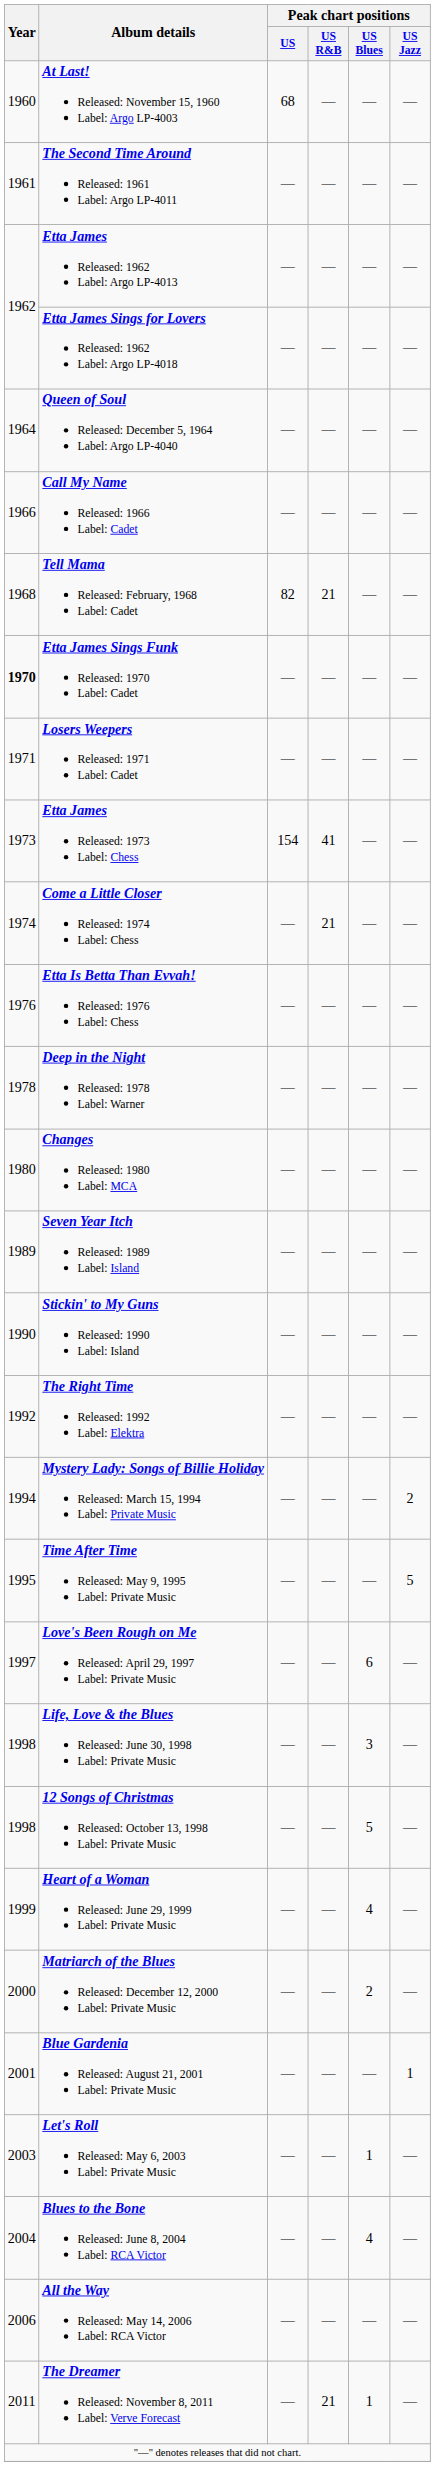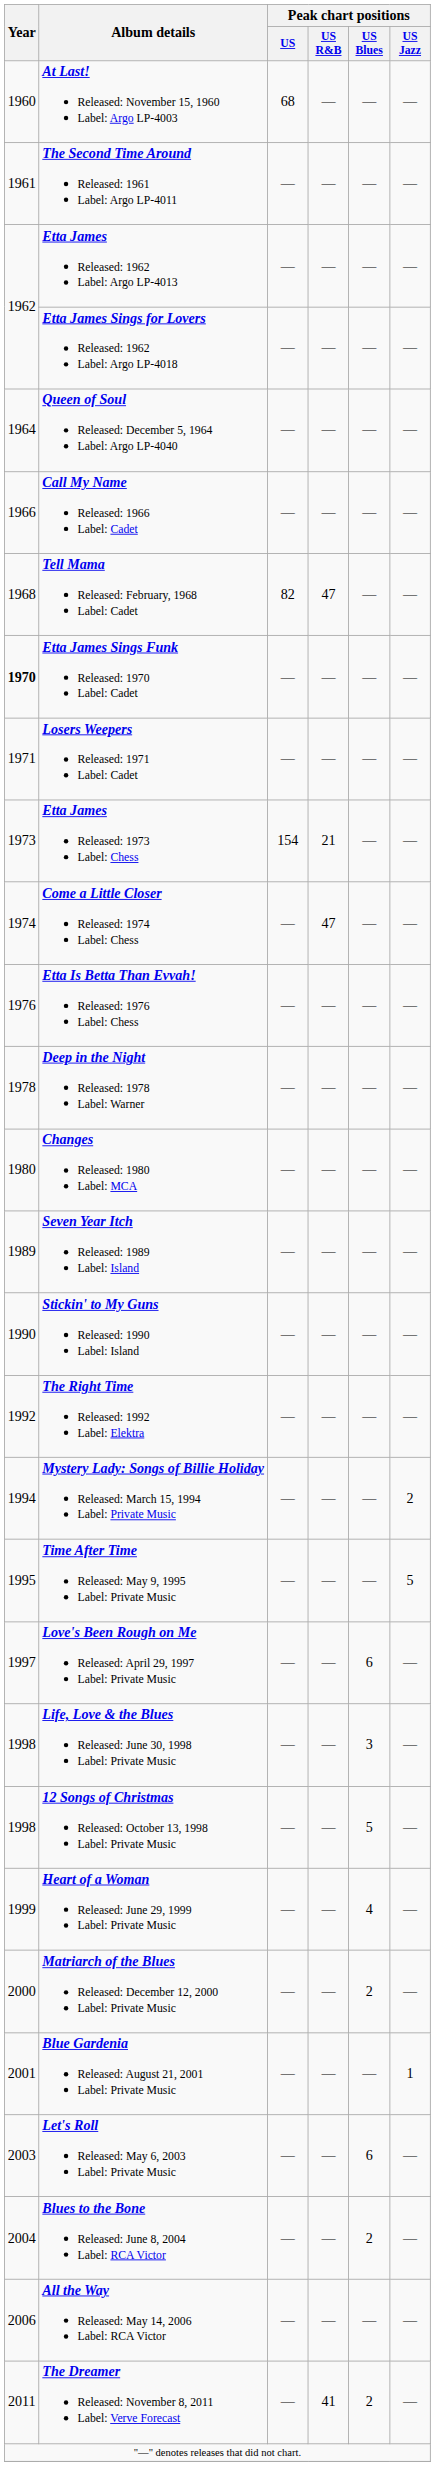(328, 594) 21 -> (328, 594) 47
(328, 841) 41 -> (328, 841) 21
(328, 923) 21 -> (328, 923) 47
(369, 2155) 1 -> (369, 2155) 6
(369, 2238) 4 -> (369, 2238) 2
(328, 2402) 21 -> (328, 2402) 41
(369, 2402) 1 -> (369, 2402) 2
